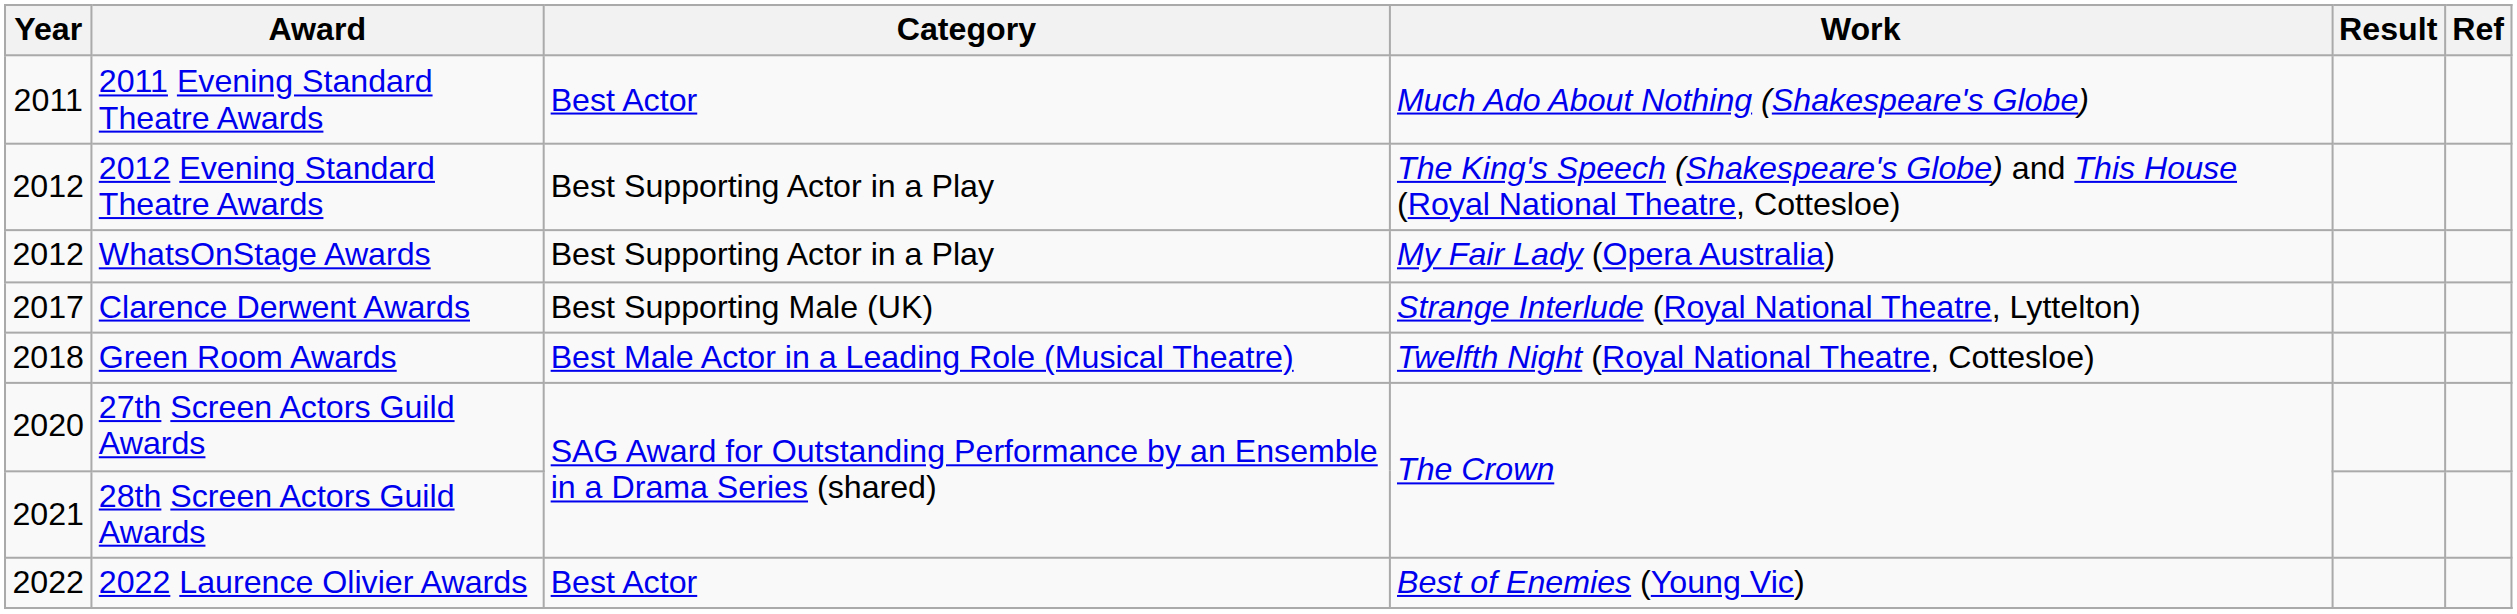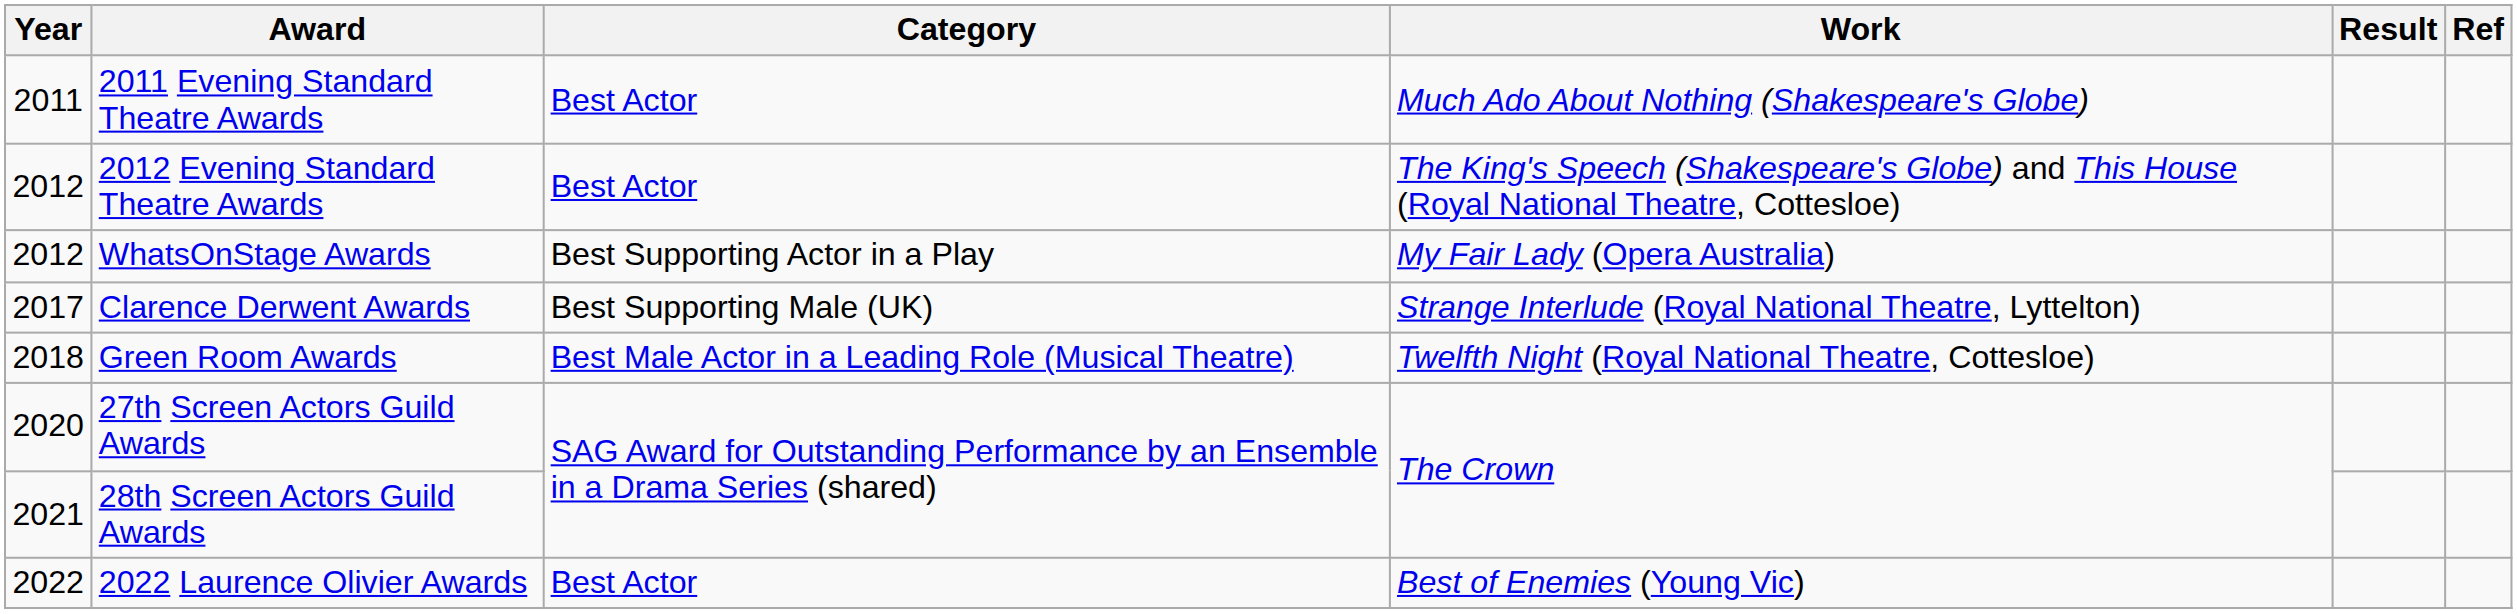(772, 186) Best Supporting Actor in a Play -> (624, 186) Best Actor
